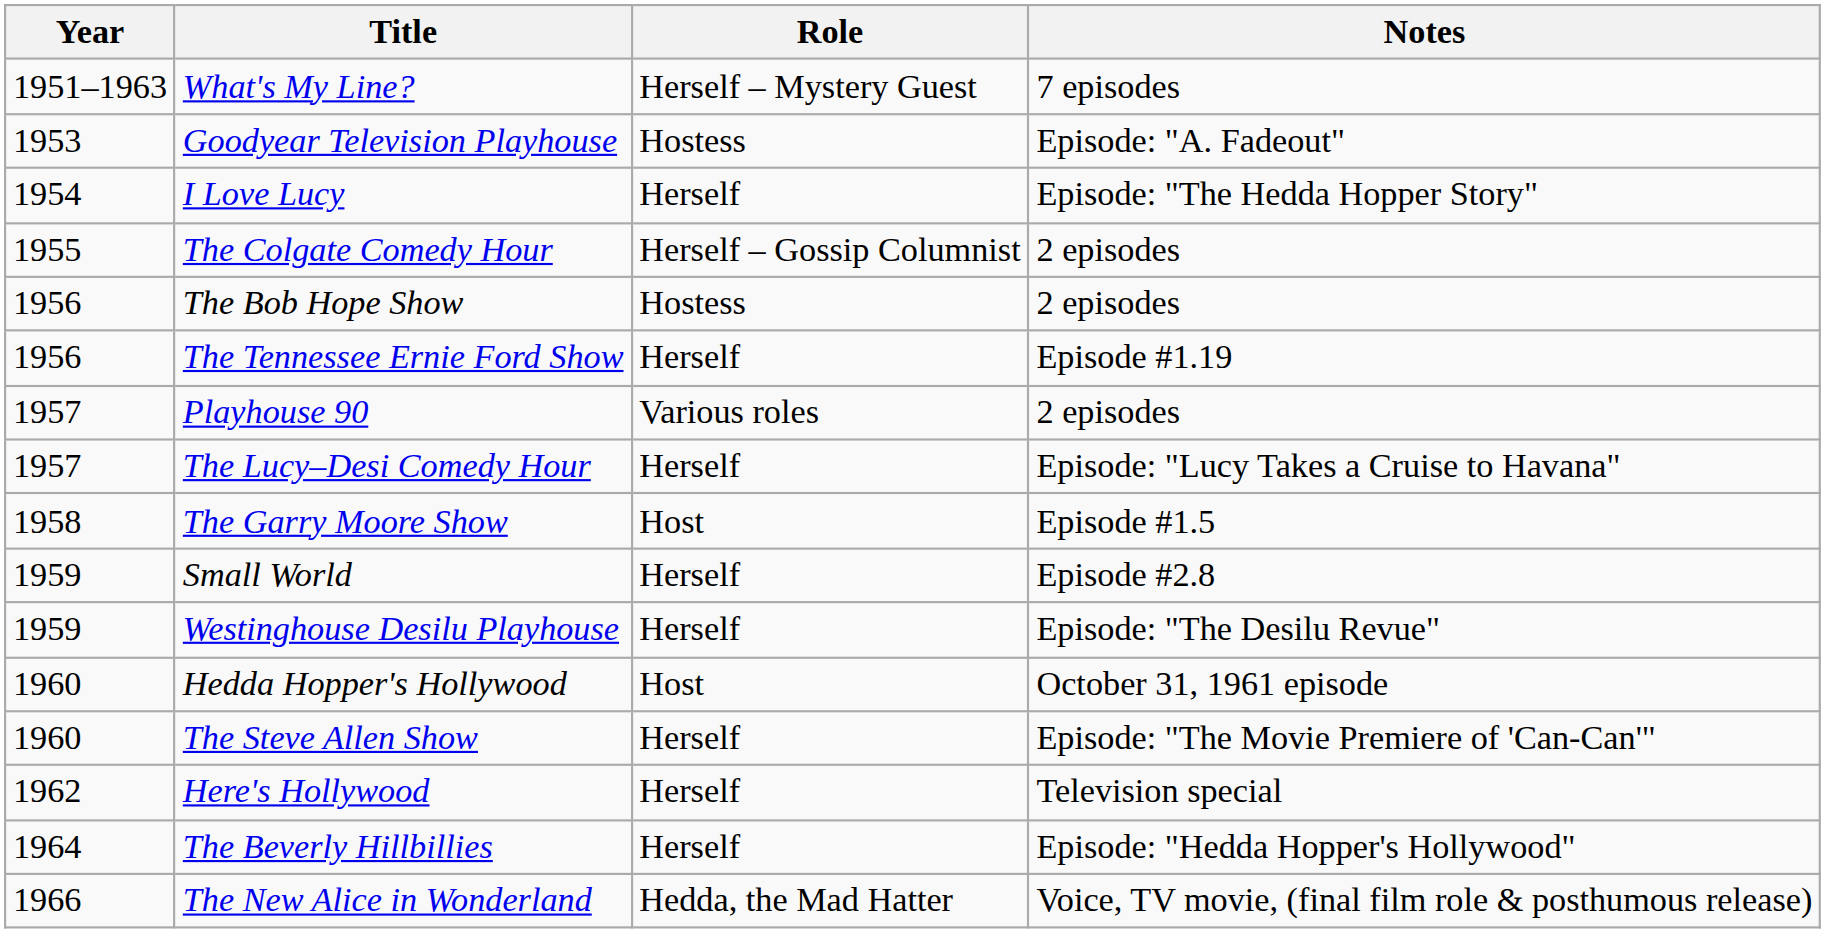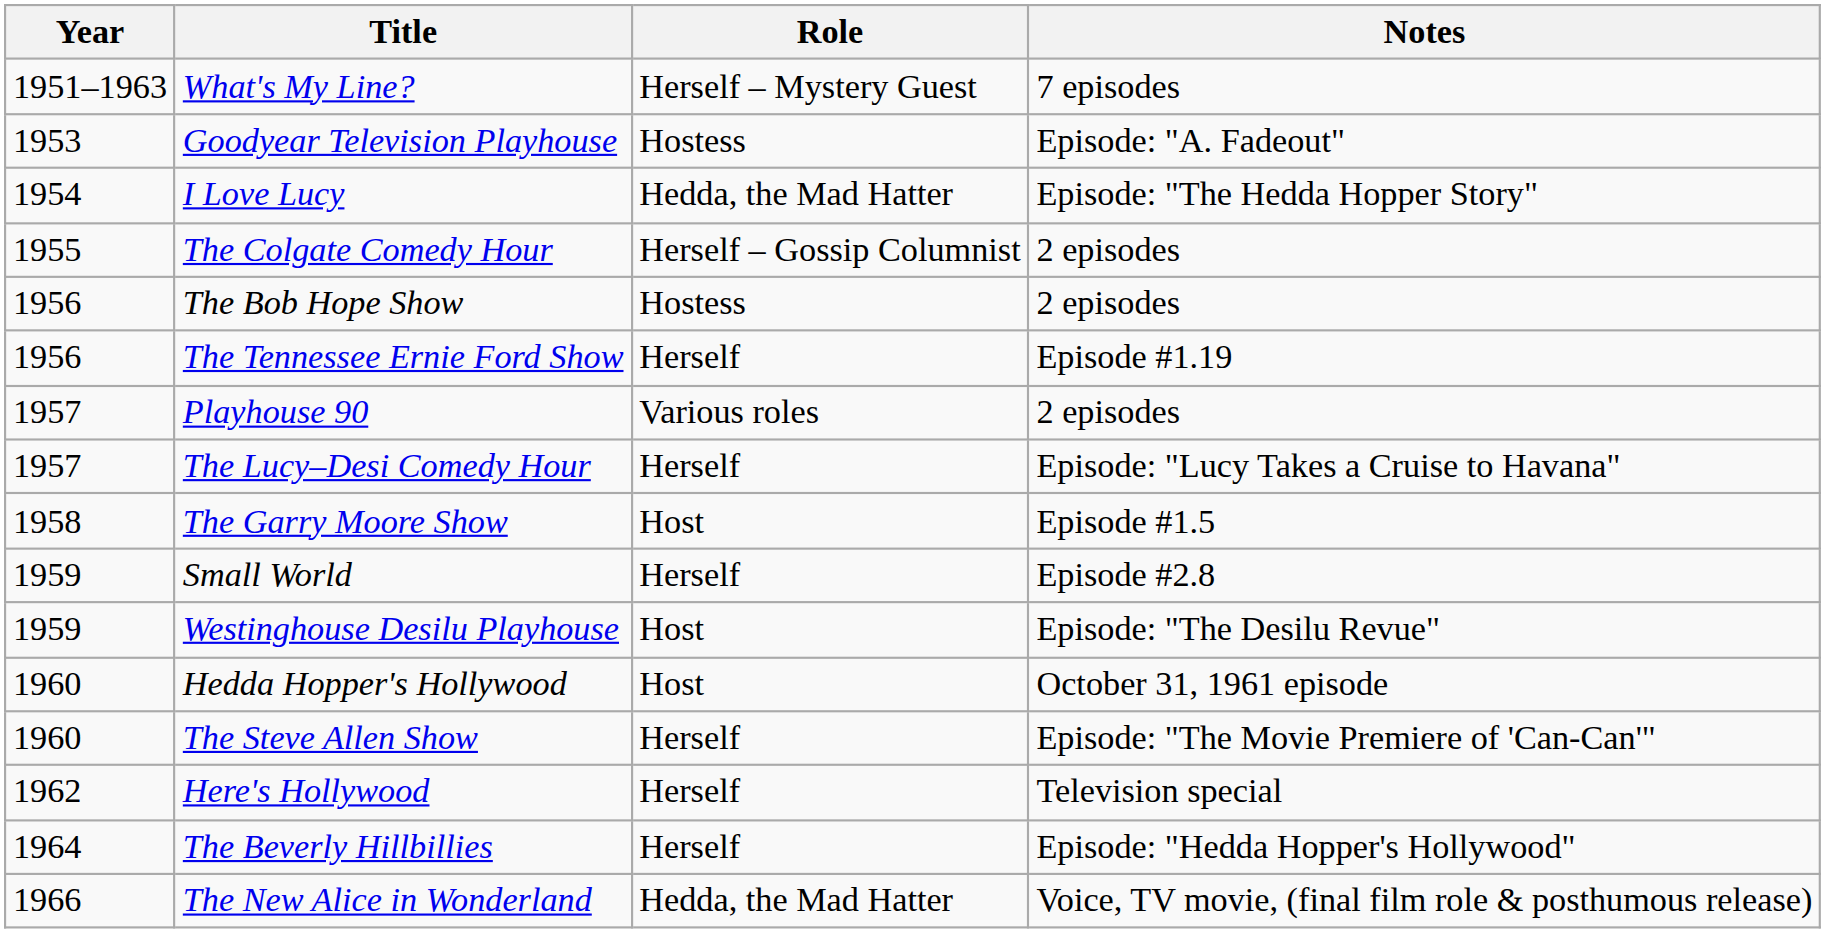(690, 194) Herself -> (796, 194) Hedda, the Mad Hatter
(690, 628) Herself -> (672, 628) Host
